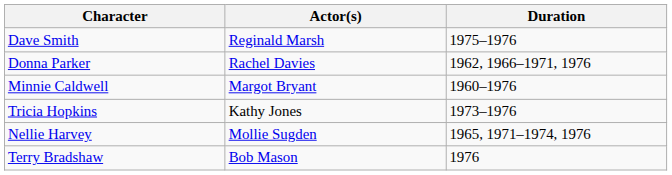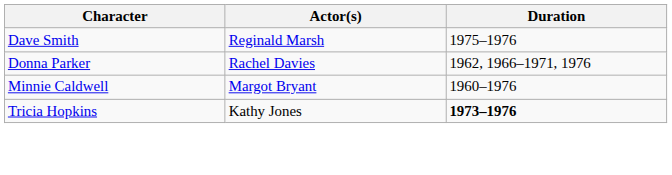(483, 110) normal -> (483, 110) bold
- row: (50, 134)
- row: (56, 157)
